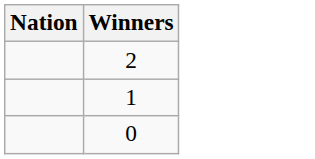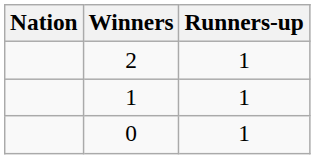+ column: (244, 23)
